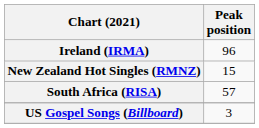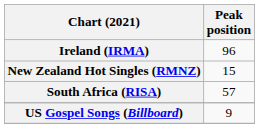(229, 112) 3 -> (229, 112) 9
